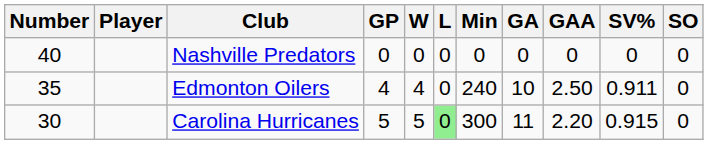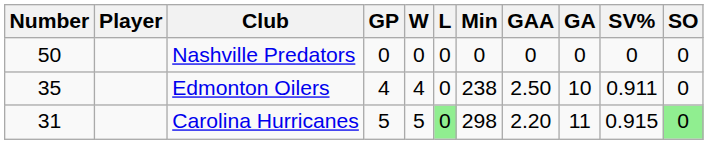columns swapped: (523, 21) <-> (572, 21)
(49, 54) 40 -> (49, 54) 50
(479, 88) 240 -> (479, 88) 238
(49, 121) 30 -> (49, 121) 31
(479, 121) 300 -> (479, 121) 298
(683, 121) no background -> (683, 121) lightgreen background
